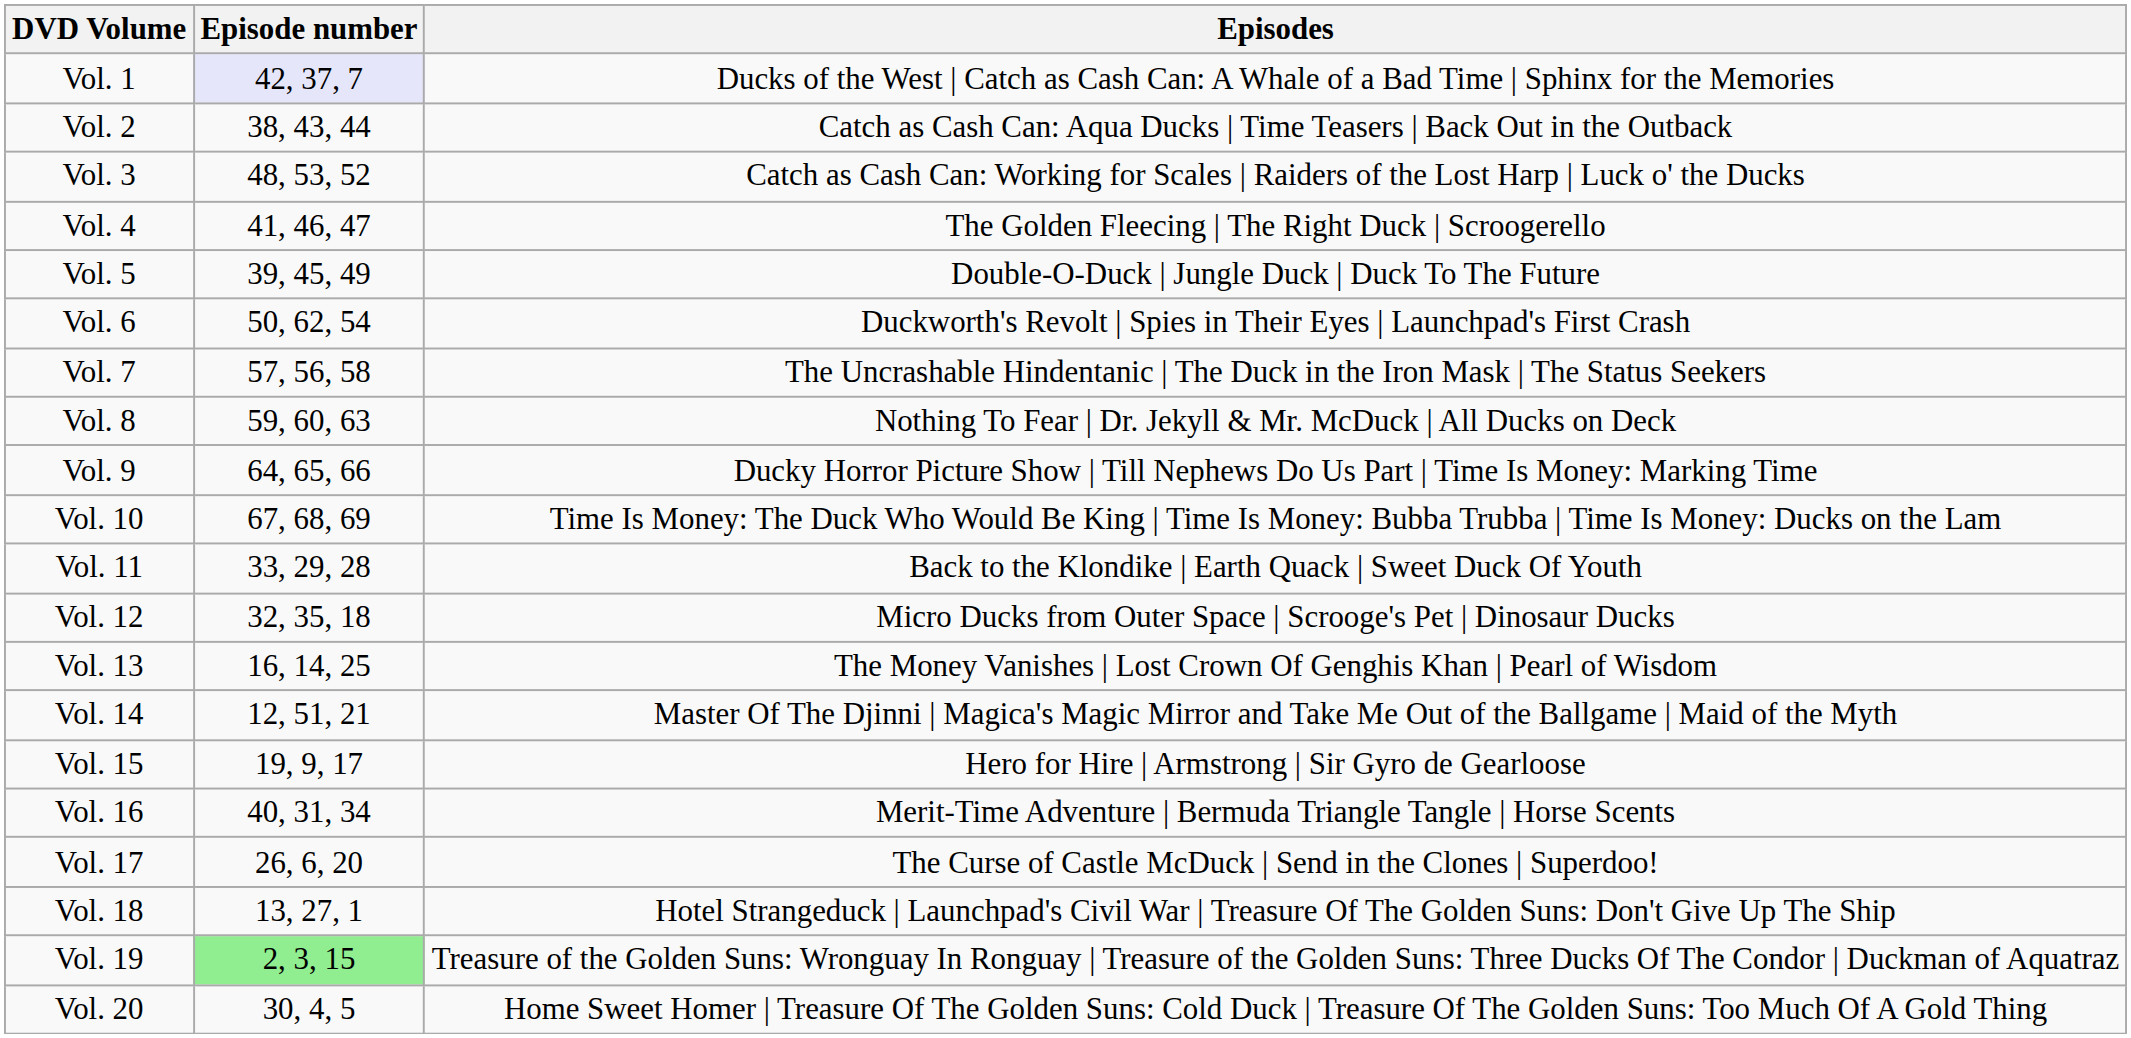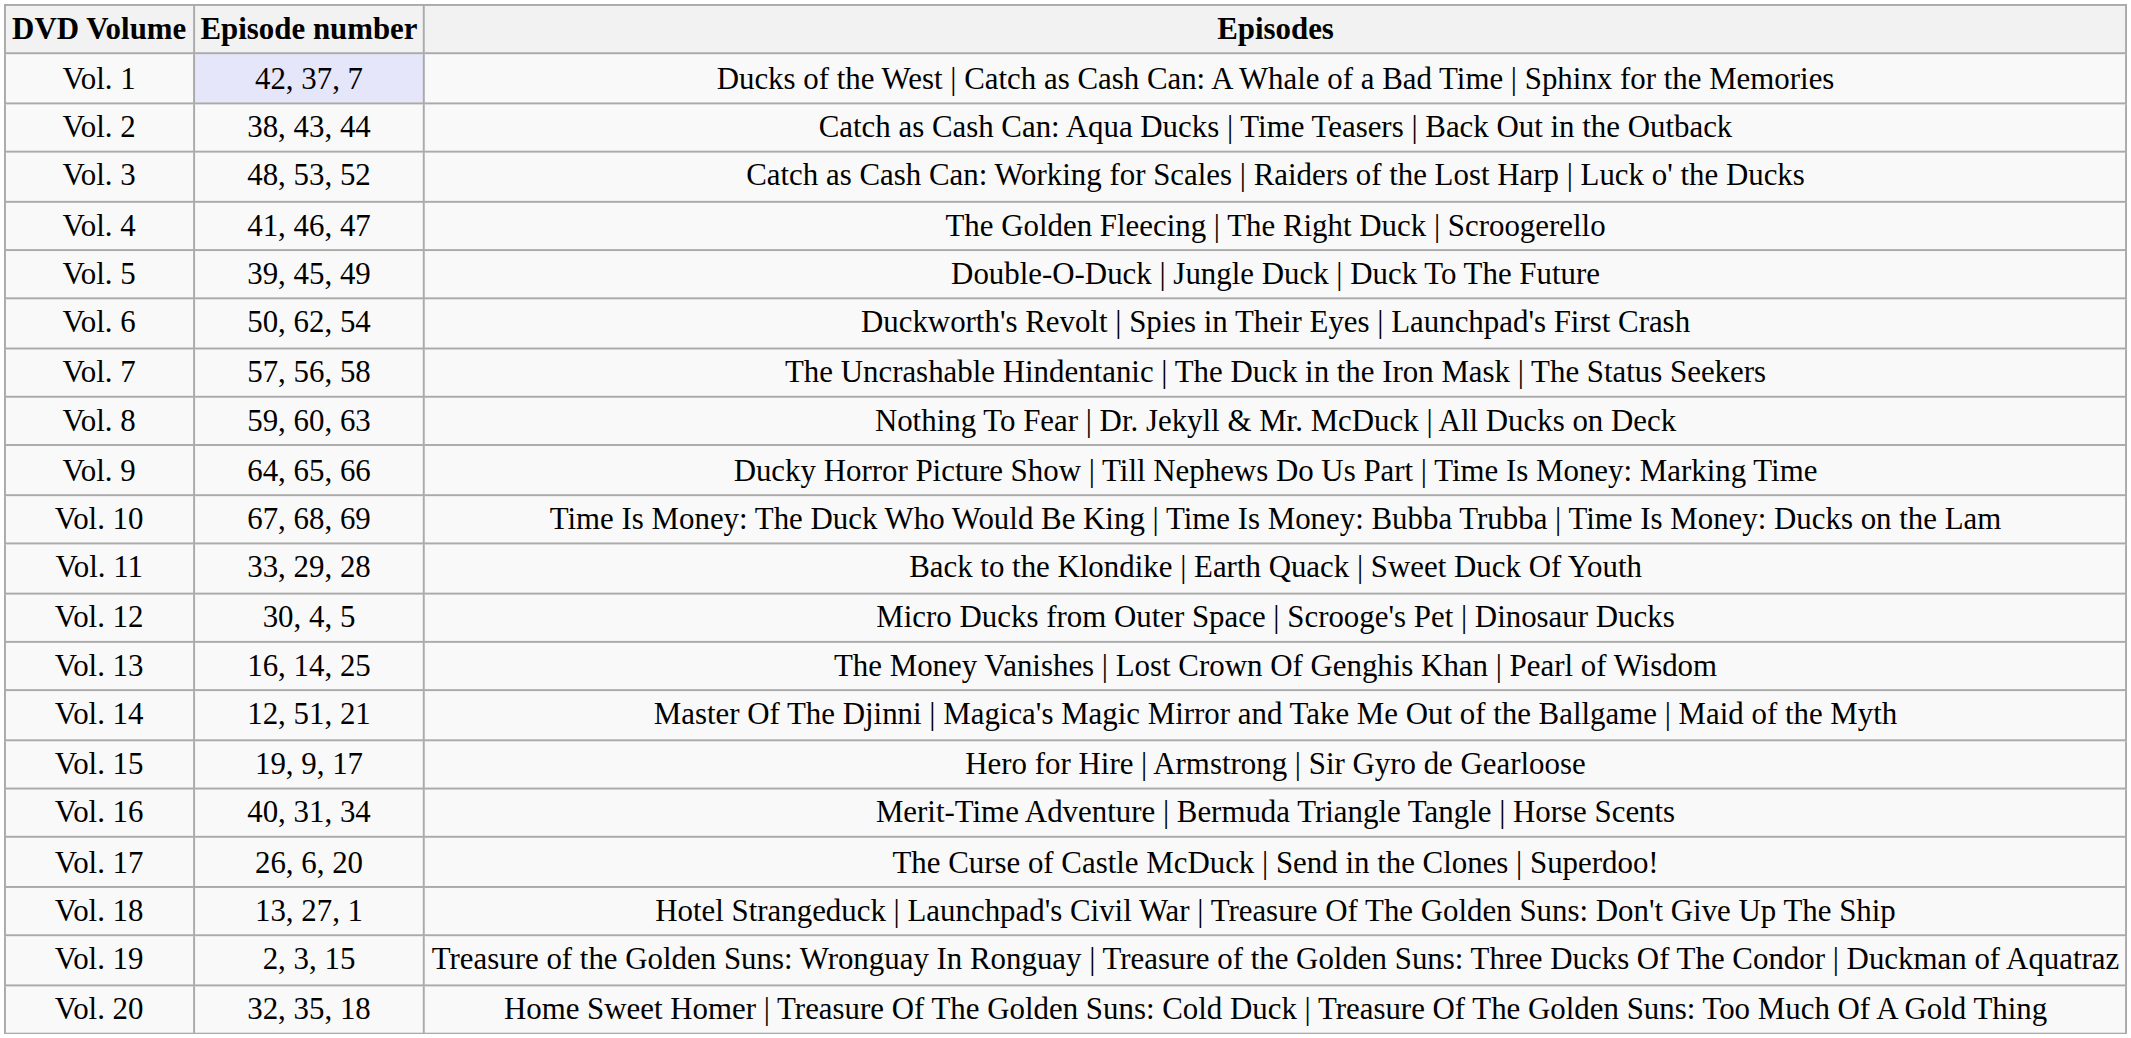(309, 616) 32, 35, 18 -> (309, 616) 30, 4, 5
(309, 959) lightgreen background -> (309, 959) no background
(309, 1008) 30, 4, 5 -> (309, 1008) 32, 35, 18
